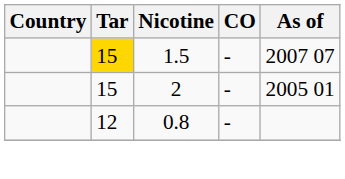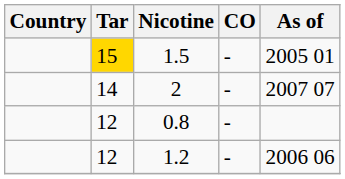(300, 55) 2007 07 -> (300, 55) 2005 01
(107, 88) 15 -> (107, 88) 14
(300, 88) 2005 01 -> (300, 88) 2007 07
+ row: (176, 156)
